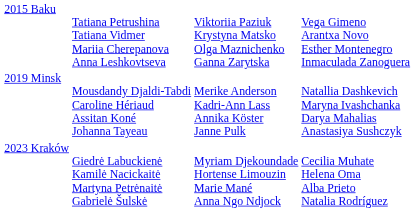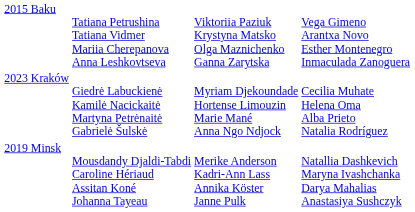rows swapped: (33, 78) <-> (37, 148)
